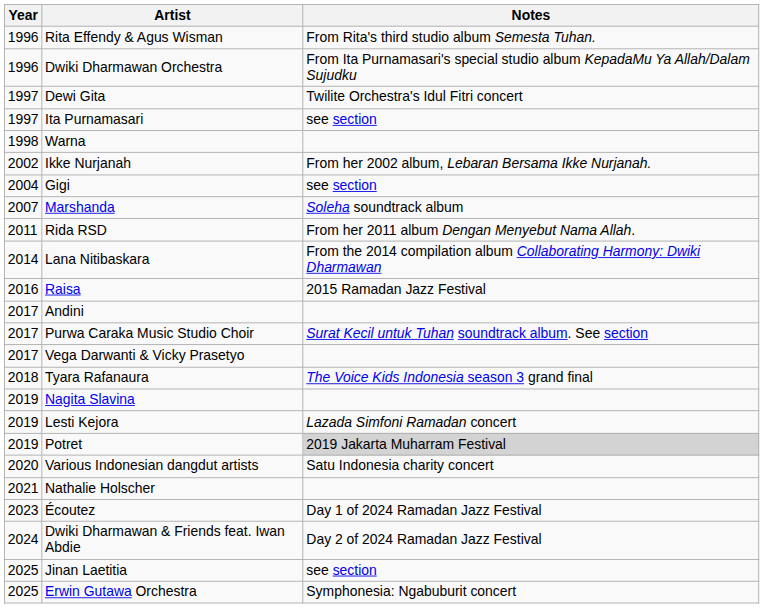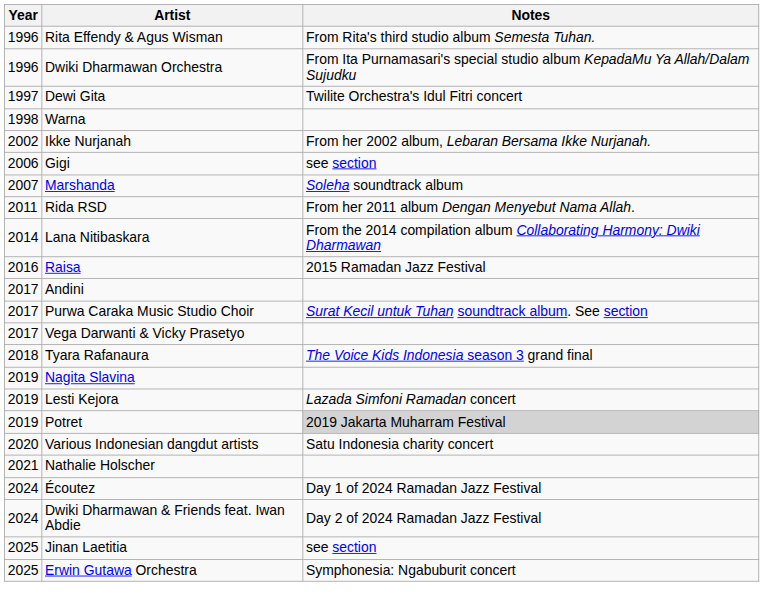- row: (94, 119)
(23, 185) 2004 -> (23, 163) 2006
(23, 510) 2023 -> (23, 488) 2024
